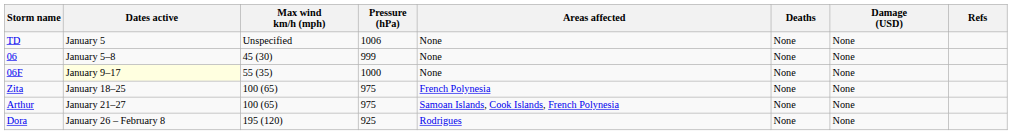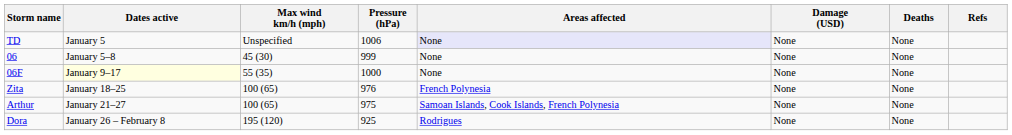columns swapped: (889, 18) <-> (801, 18)
(431, 40) no background -> (431, 40) lavender background
(368, 89) 975 -> (368, 89) 976
